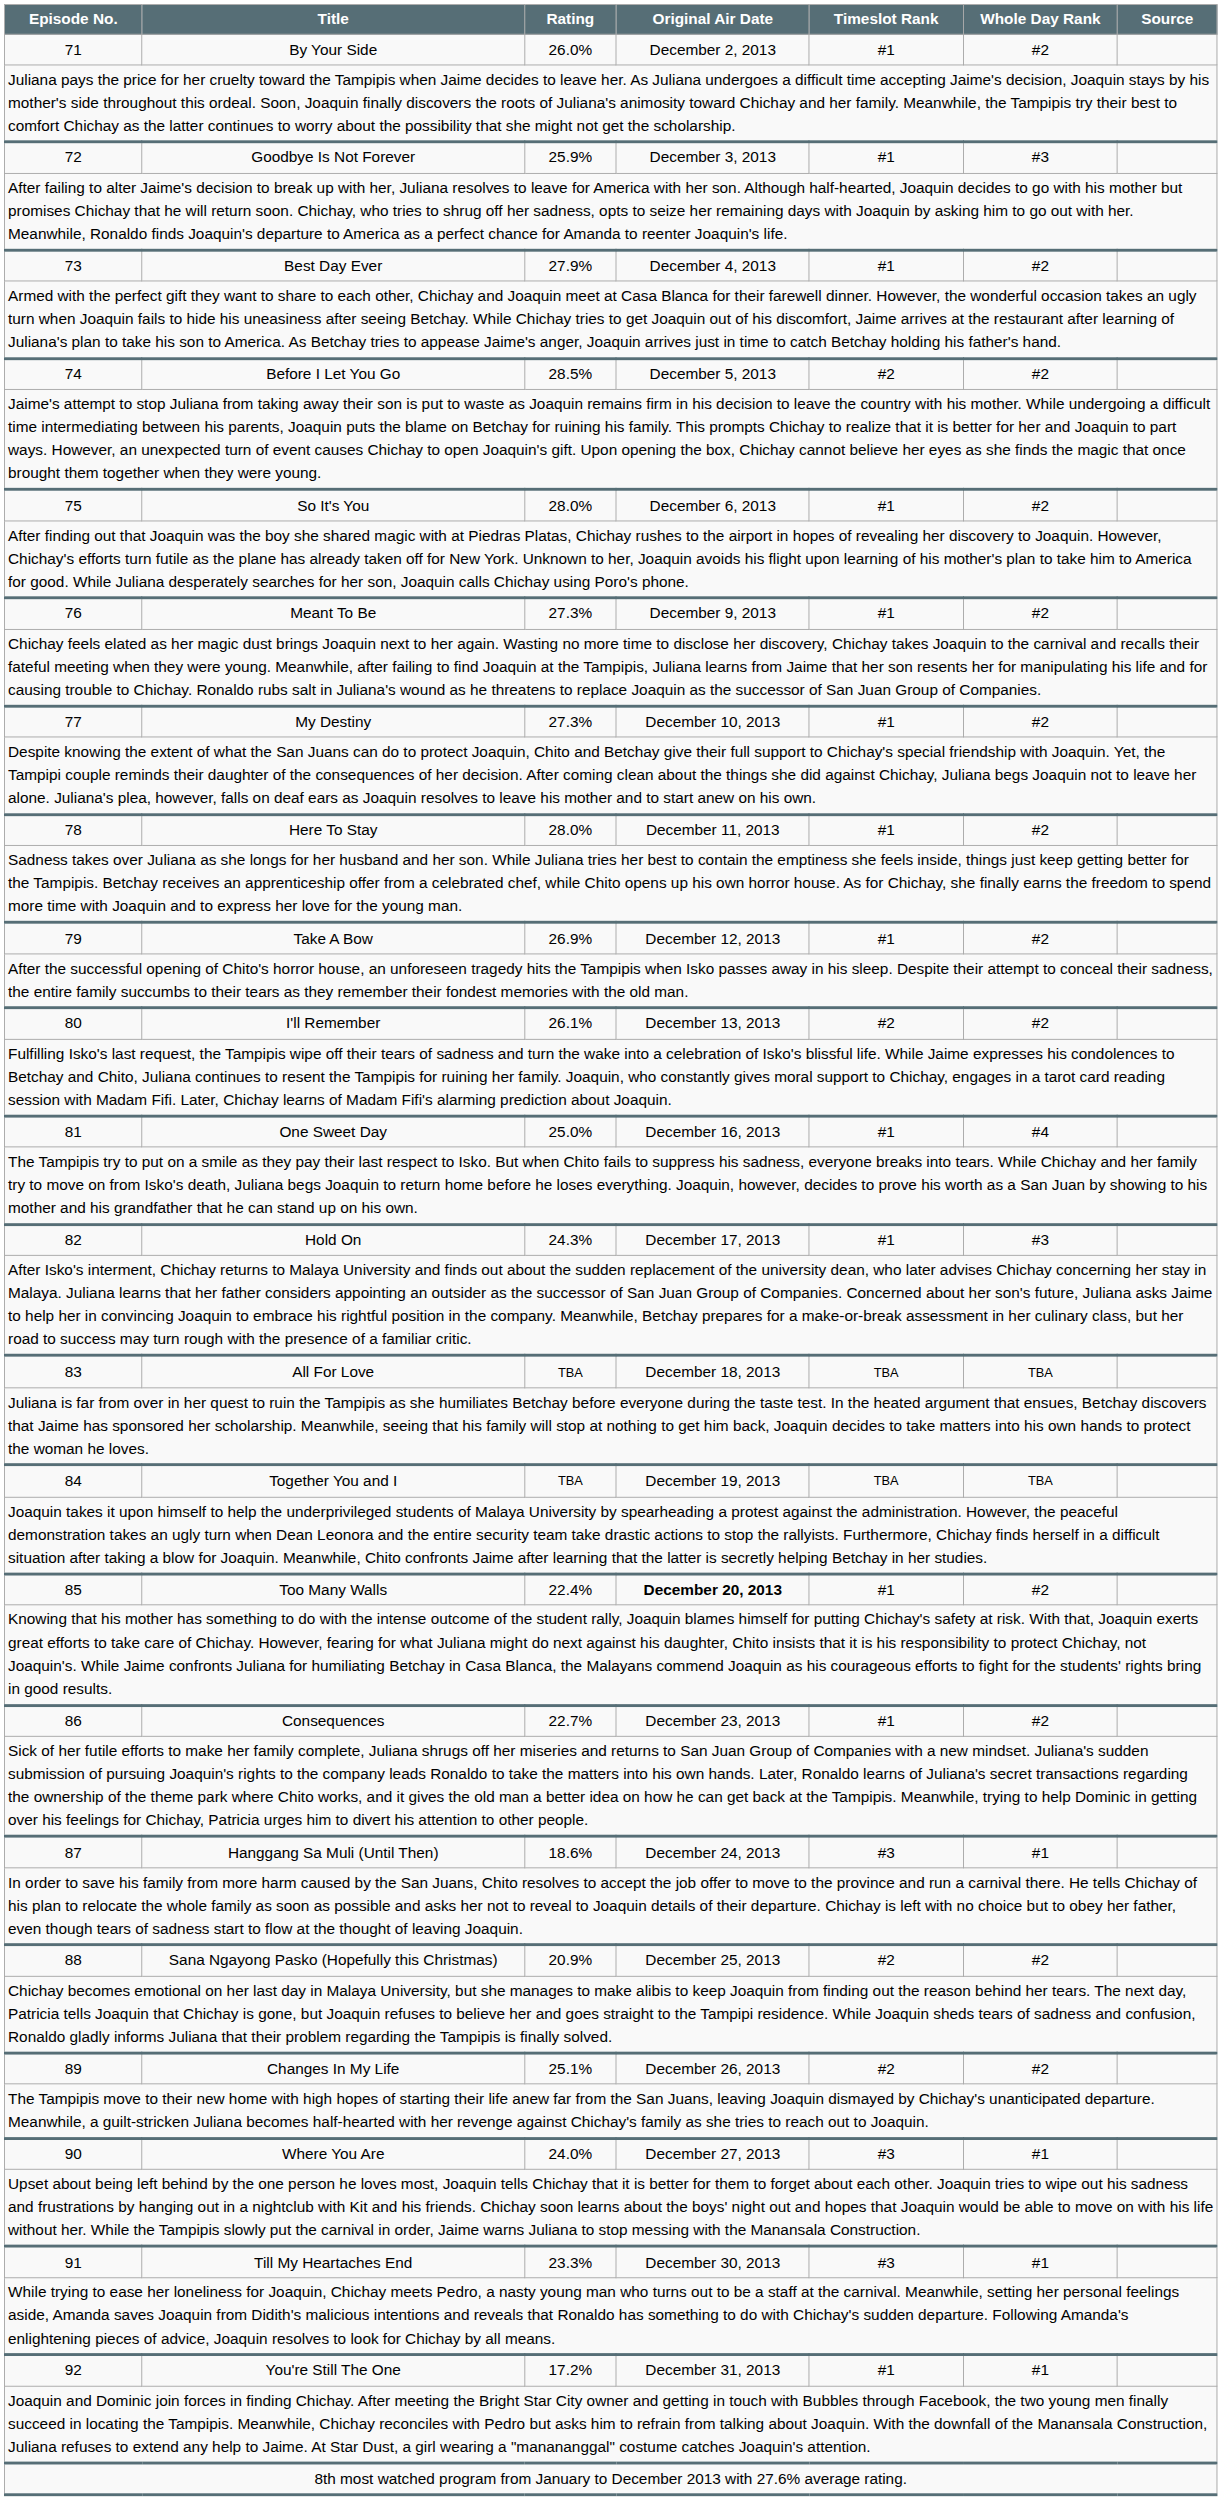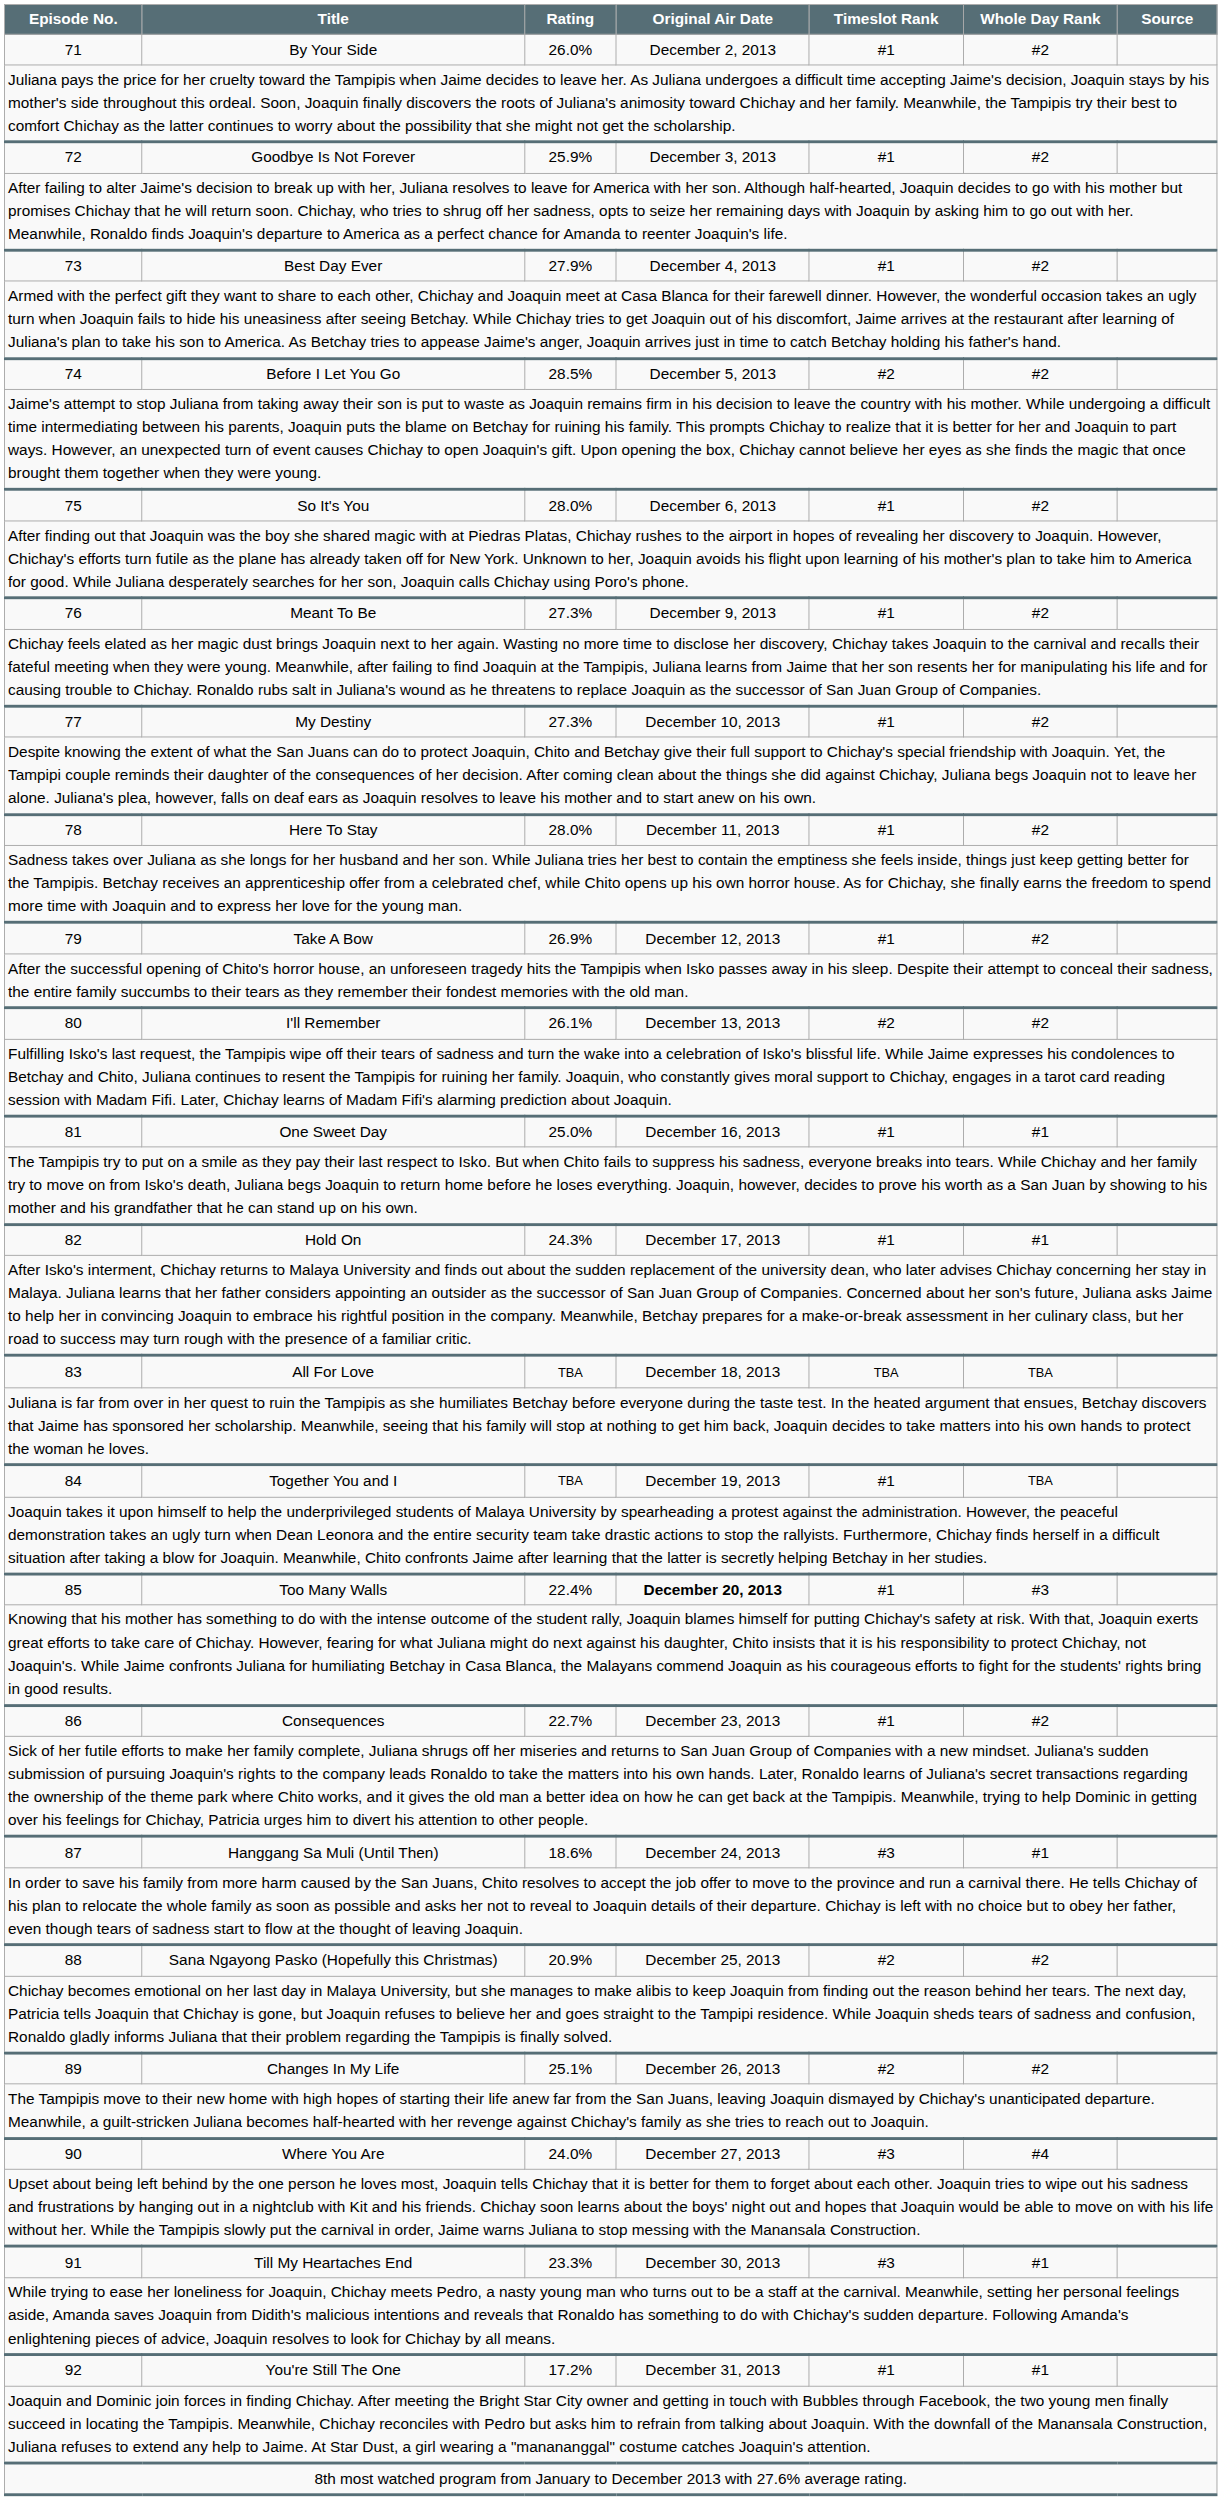(1040, 157) #3 -> (1040, 157) #2
(1040, 1132) #4 -> (1040, 1132) #1
(1040, 1240) #3 -> (1040, 1240) #1
(886, 1480) TBA -> (886, 1481) #1
(1040, 1589) #2 -> (1040, 1589) #3
(1040, 2154) #1 -> (1040, 2154) #4
